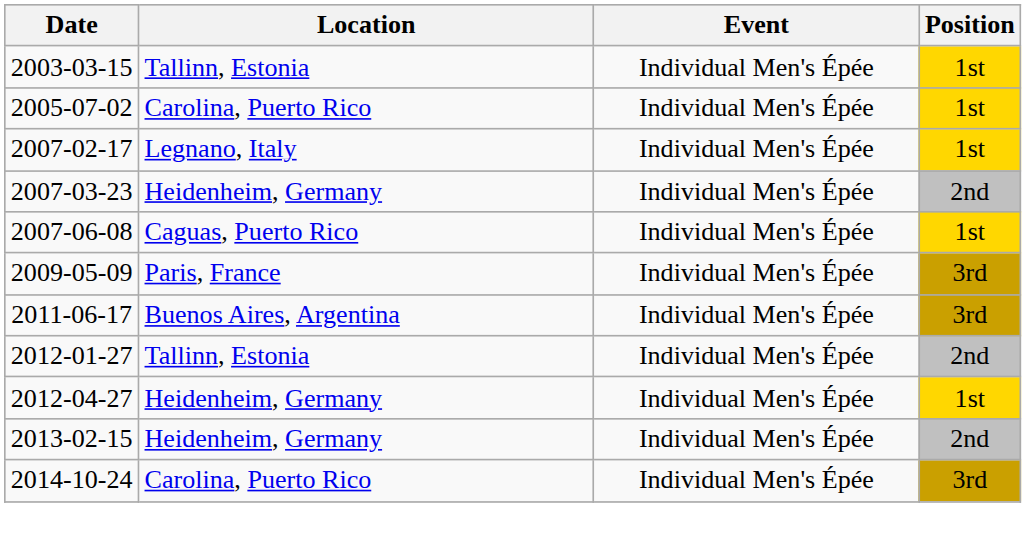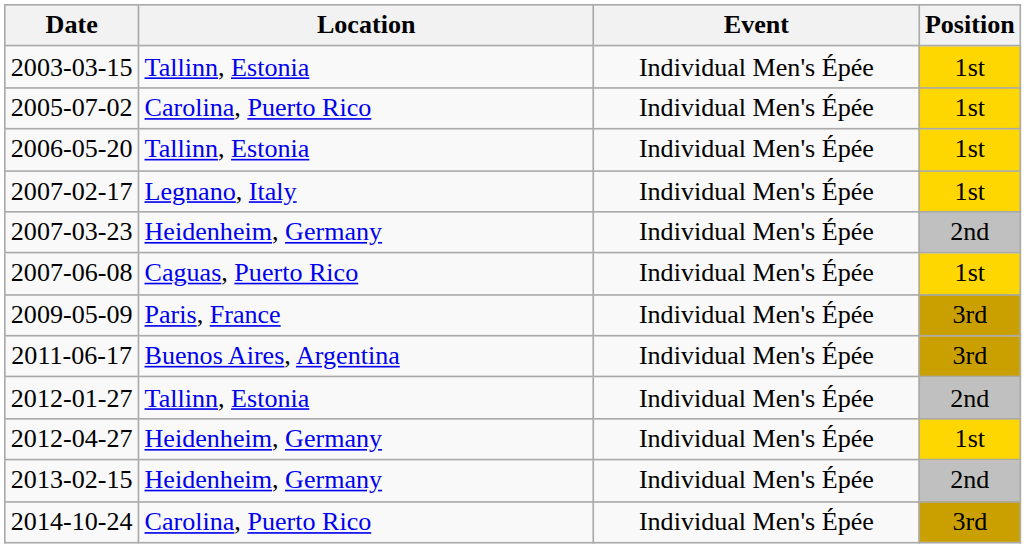+ row: (72, 149)
